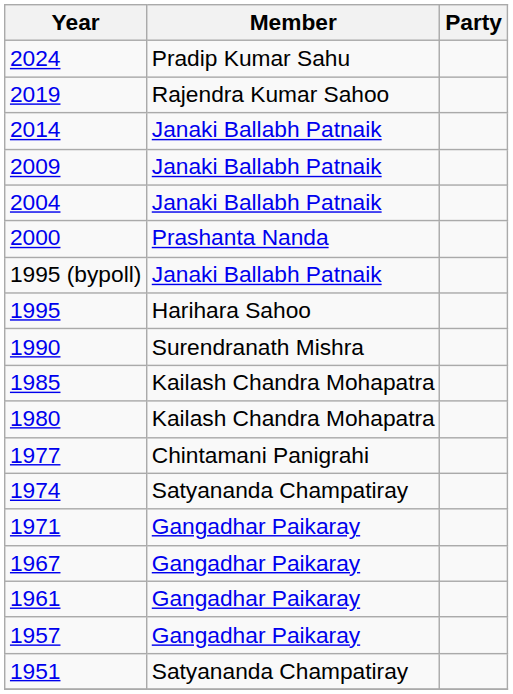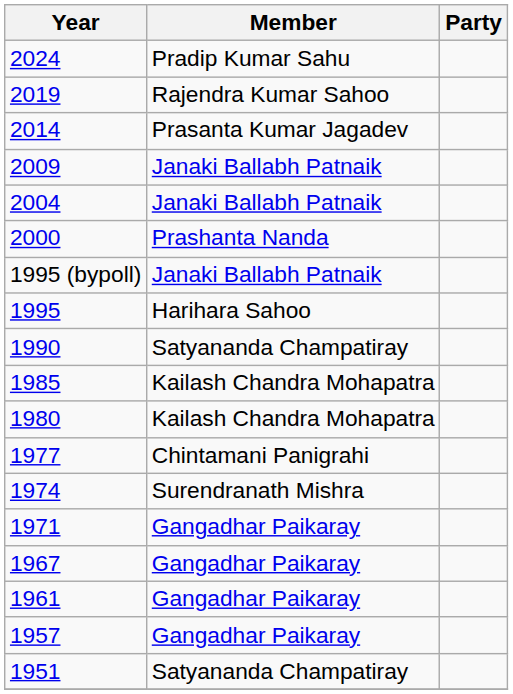(267, 130) Janaki Ballabh Patnaik -> (280, 130) Prasanta Kumar Jagadev
(258, 346) Surendranath Mishra -> (280, 346) Satyananda Champatiray
(280, 490) Satyananda Champatiray -> (258, 490) Surendranath Mishra
